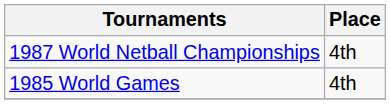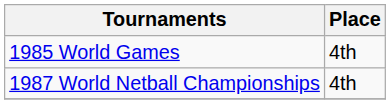rows swapped: (94, 83) <-> (165, 51)
